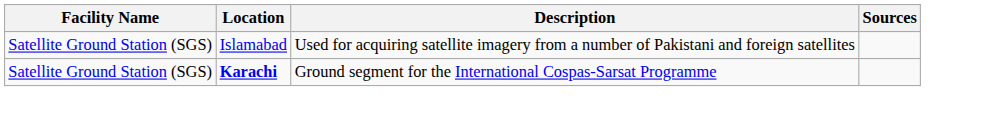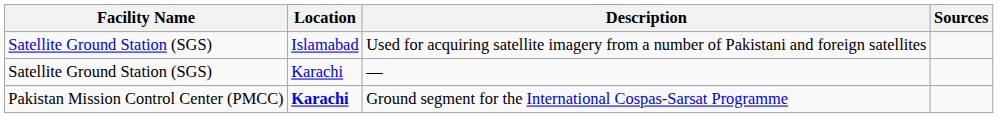+ row: (374, 72)
(110, 72) Satellite Ground Station (SGS) -> (146, 99) Pakistan Mission Control Center (PMCC)
